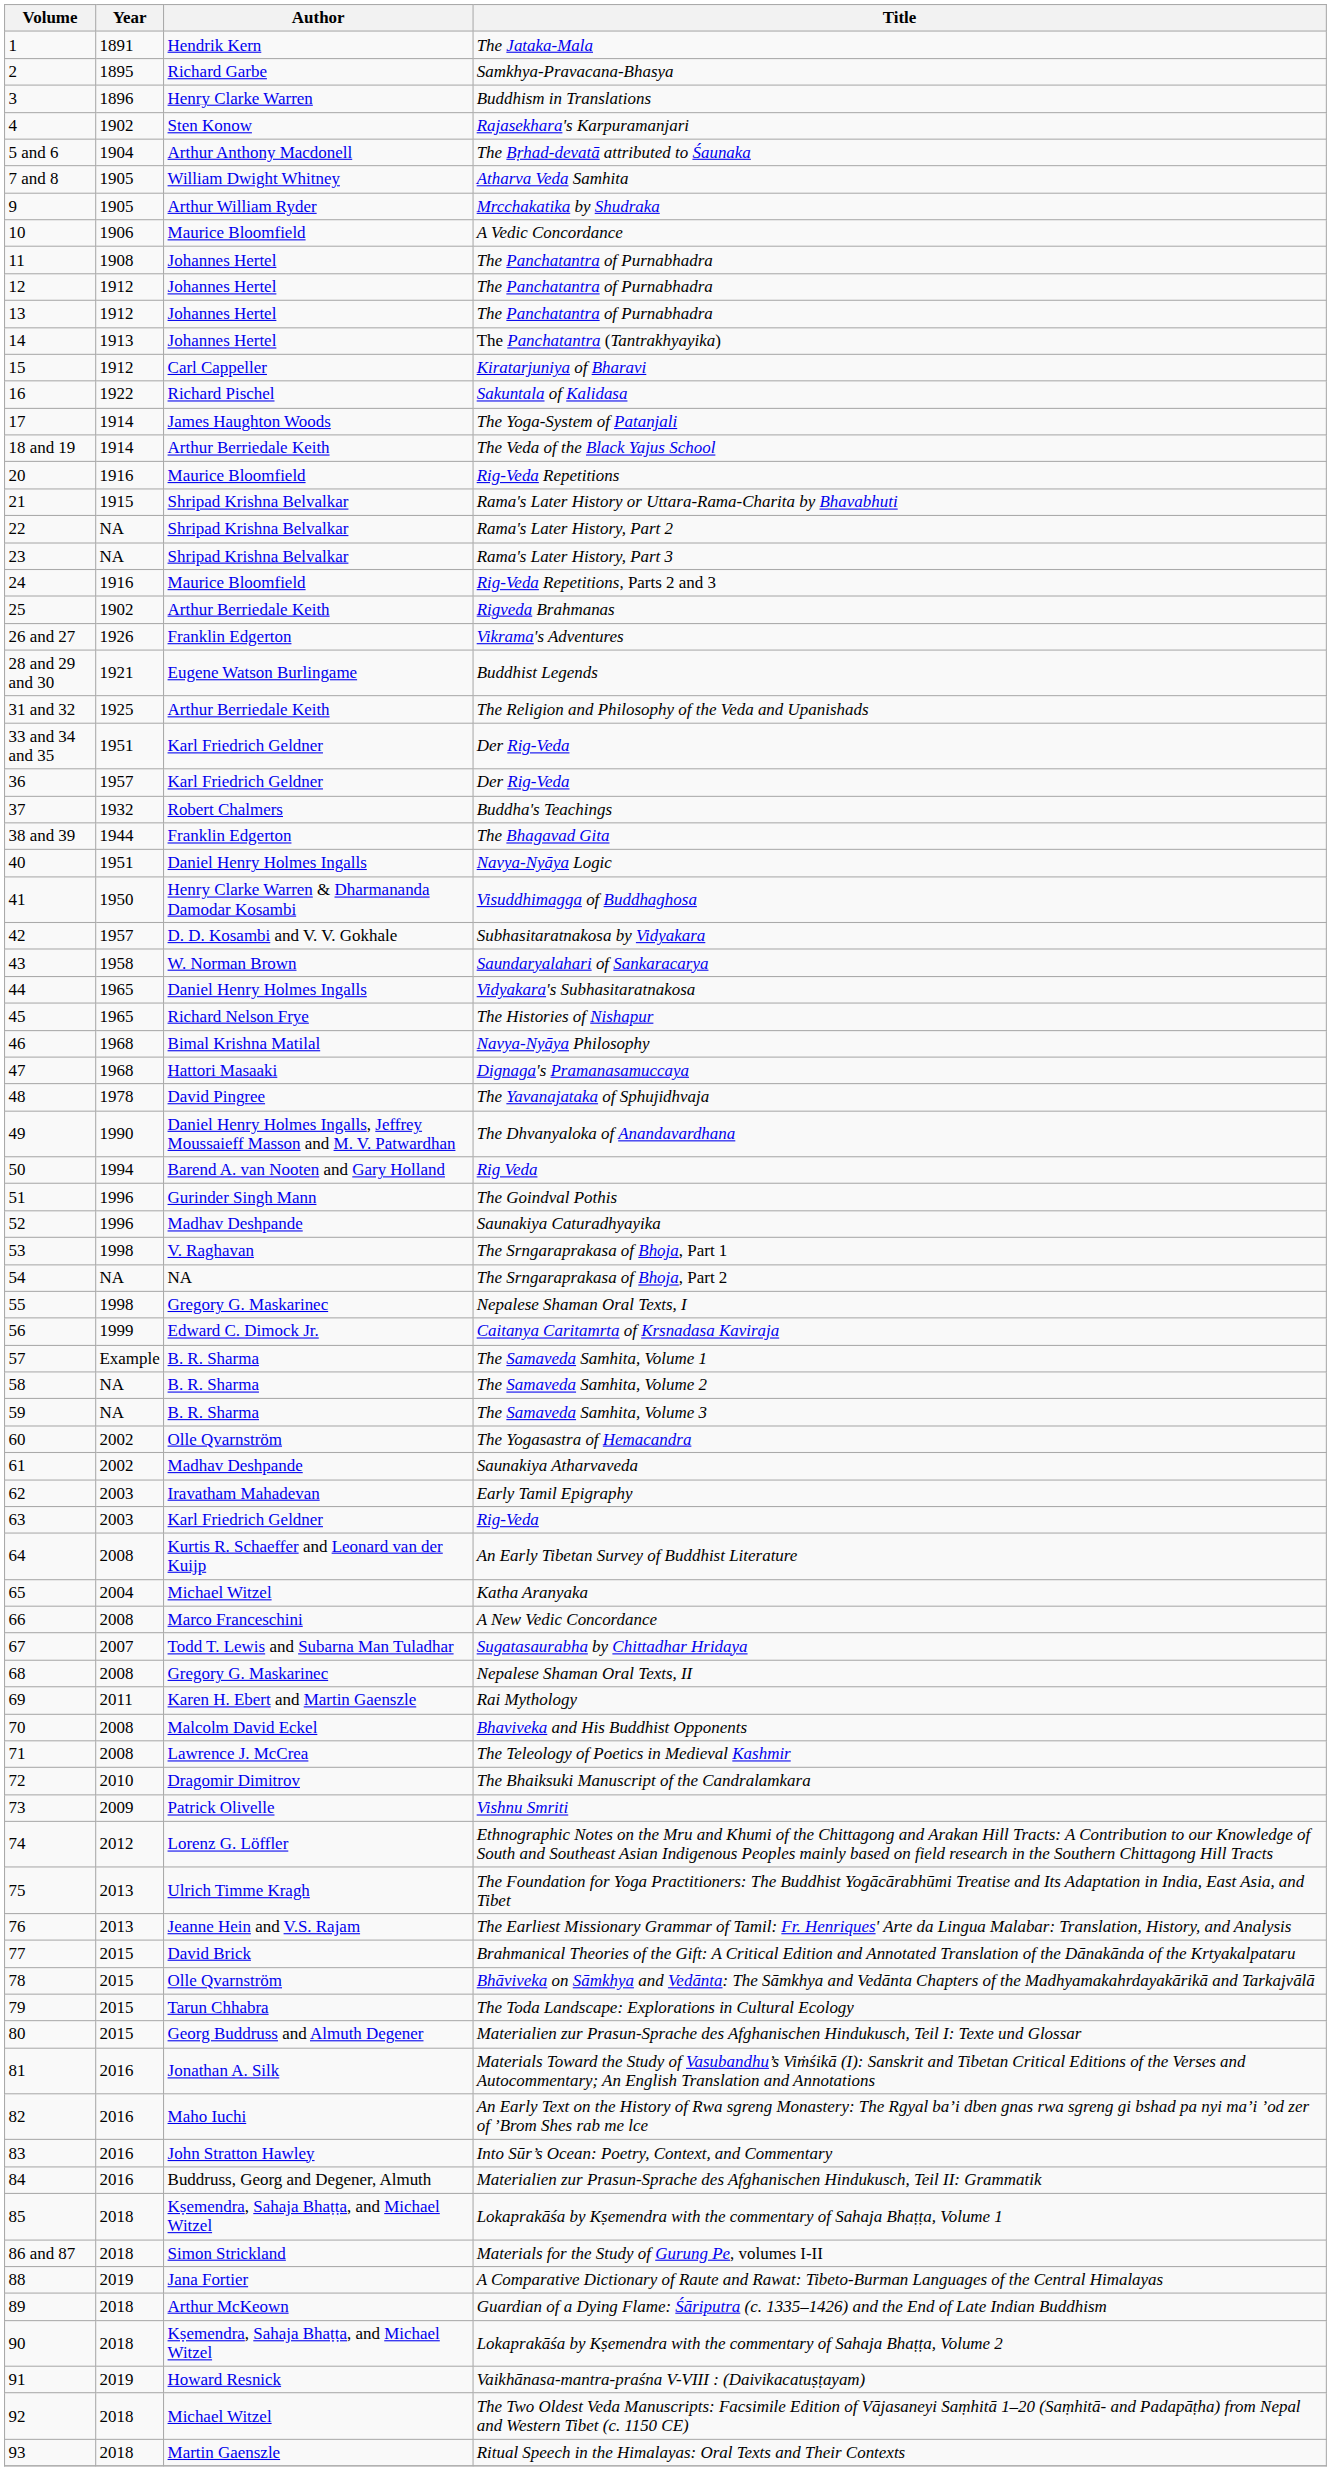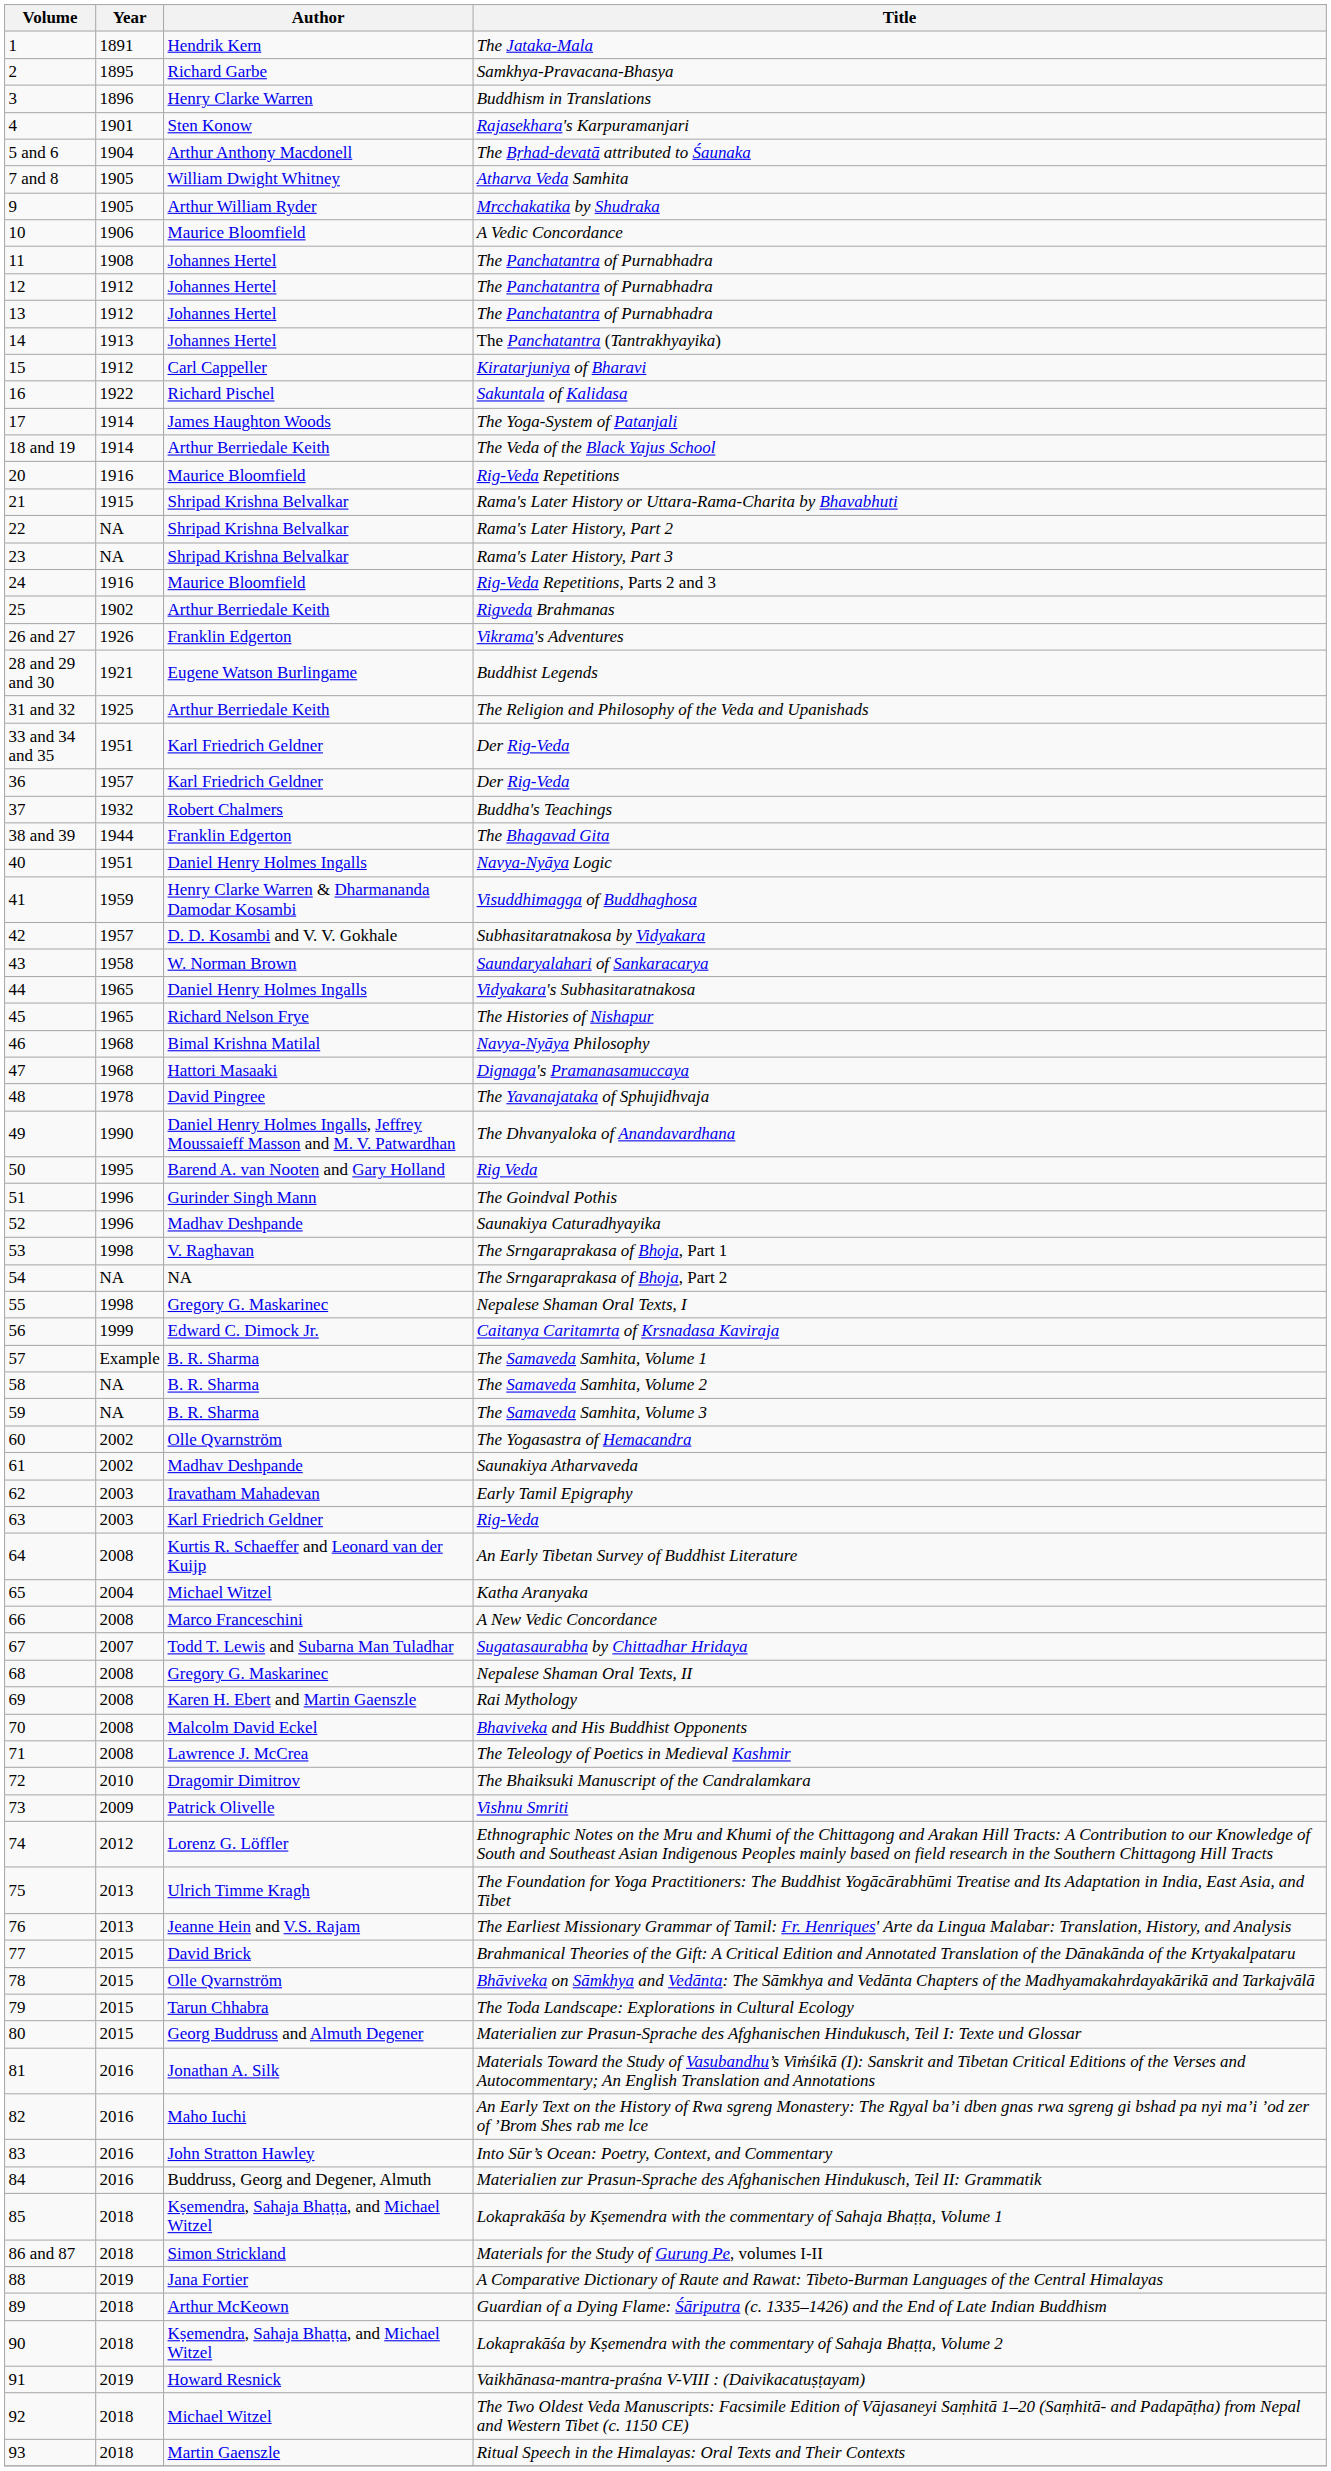(116, 125) 1902 -> (116, 125) 1901
(116, 899) 1950 -> (116, 899) 1959
(116, 1170) 1994 -> (116, 1170) 1995
(116, 1700) 2011 -> (116, 1700) 2008
